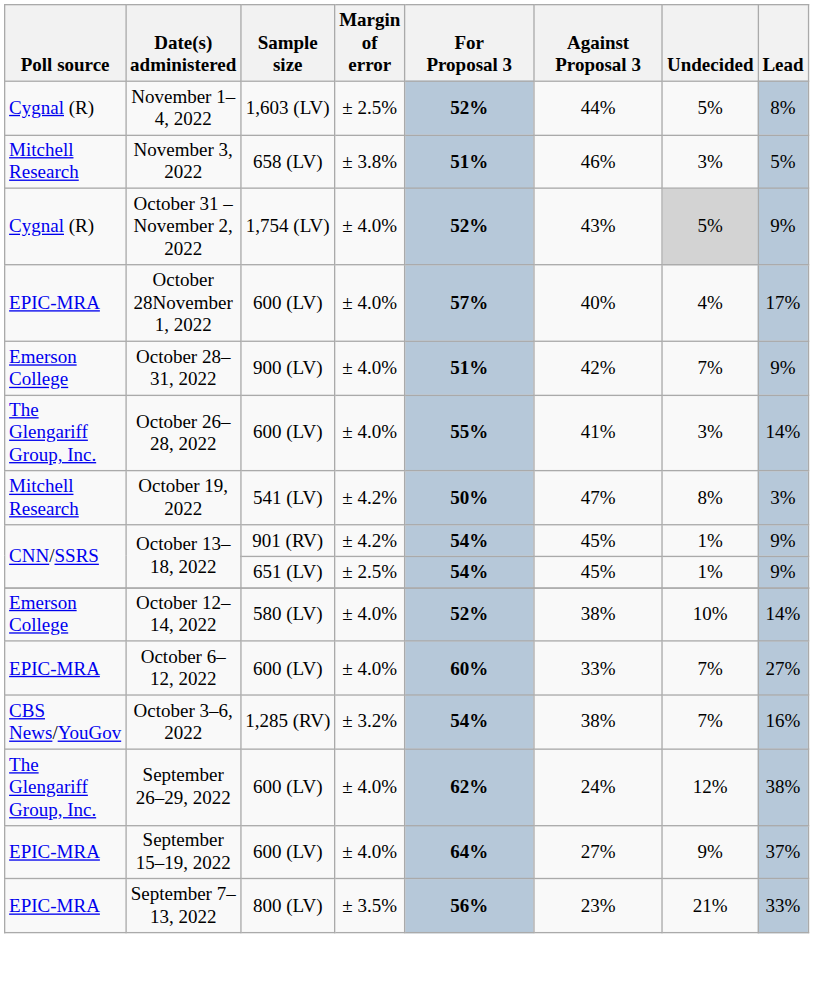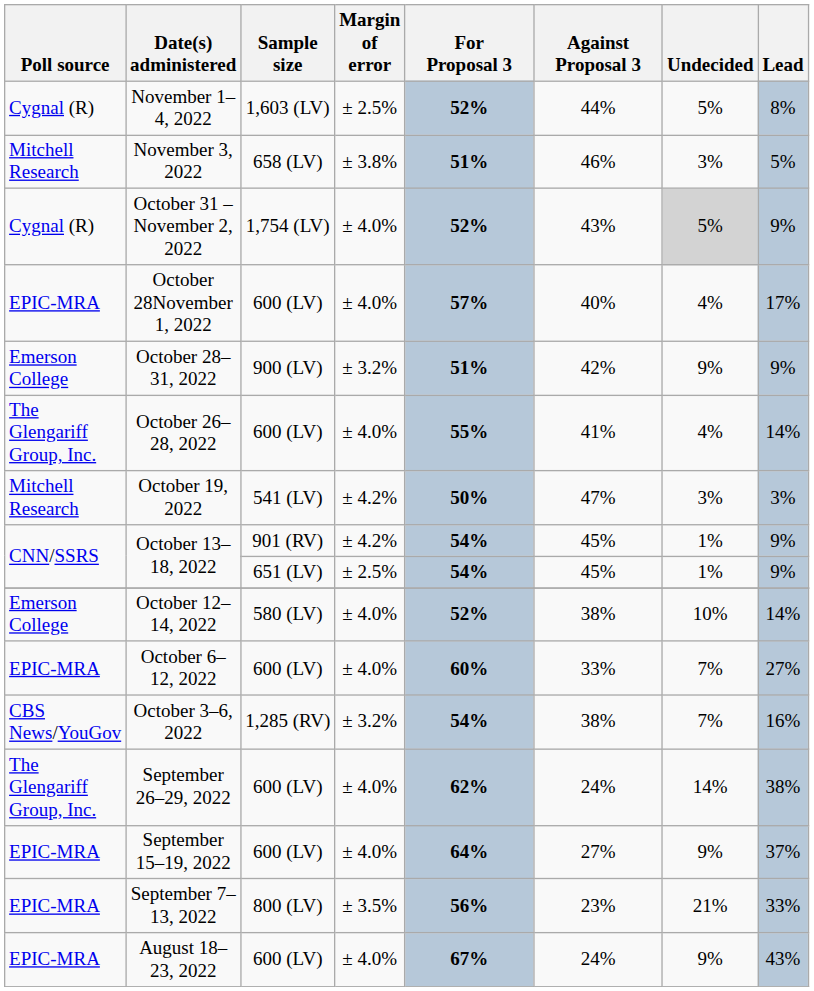(370, 368) ± 4.0% -> (370, 368) ± 3.2%
(710, 368) 7% -> (710, 368) 9%
(710, 433) 3% -> (710, 433) 4%
(710, 498) 8% -> (710, 498) 3%
(710, 787) 12% -> (710, 787) 14%
+ row: (183, 959)
